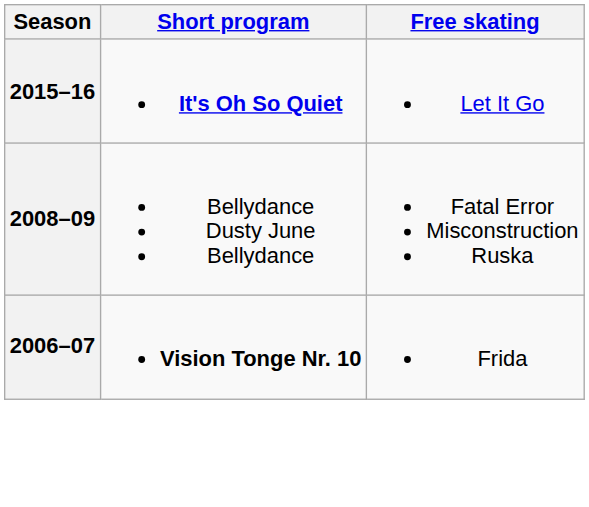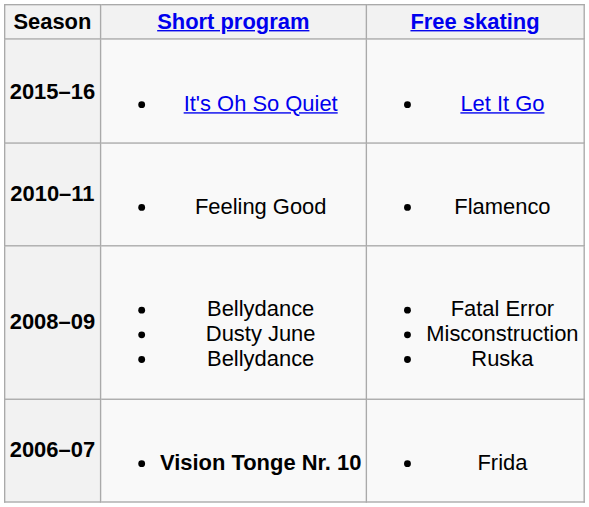(233, 103) bold -> (233, 103) normal
+ row: (52, 194)
